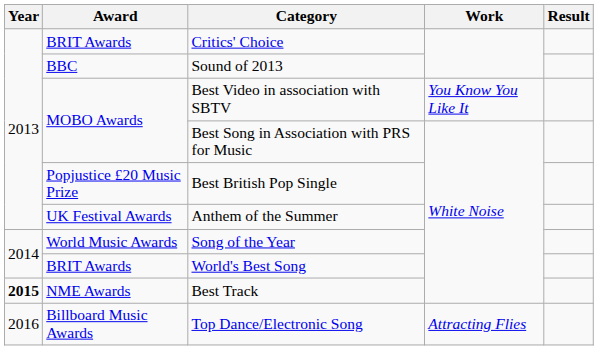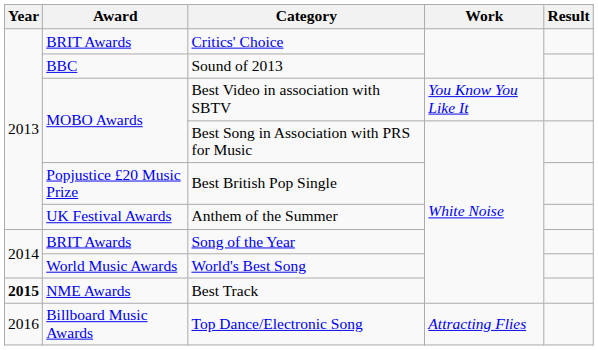(112, 241) World Music Awards -> (89, 241) BRIT Awards
(89, 266) BRIT Awards -> (112, 266) World Music Awards
